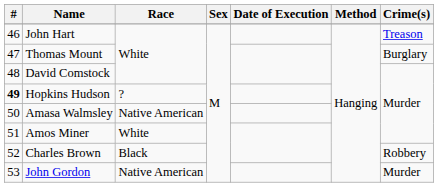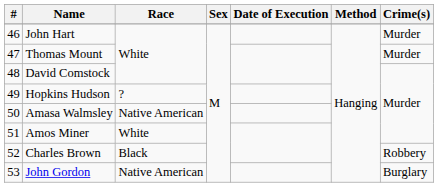(403, 34) Treason -> (402, 34) Murder
(405, 53) Burglary -> (402, 53) Murder
(14, 93) bold -> (14, 93) normal
(402, 172) Murder -> (405, 172) Burglary
